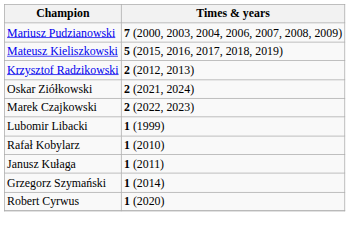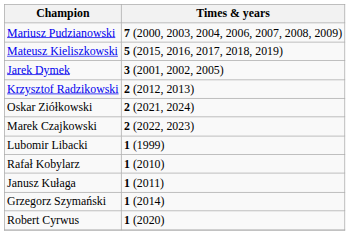+ row: (38, 70)
